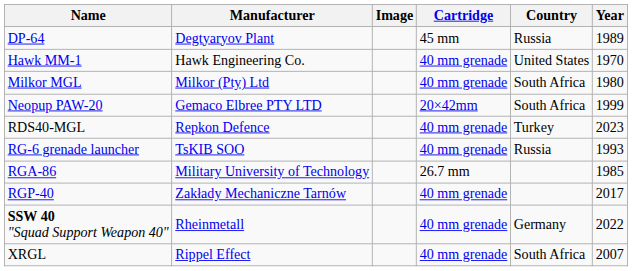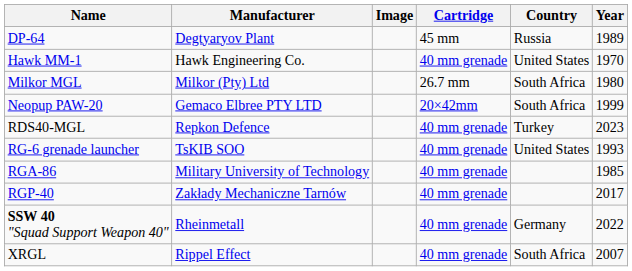(463, 82) 40 mm grenade -> (445, 82) 26.7 mm
(533, 149) Russia -> (552, 149) United States
(445, 171) 26.7 mm -> (463, 171) 40 mm grenade
